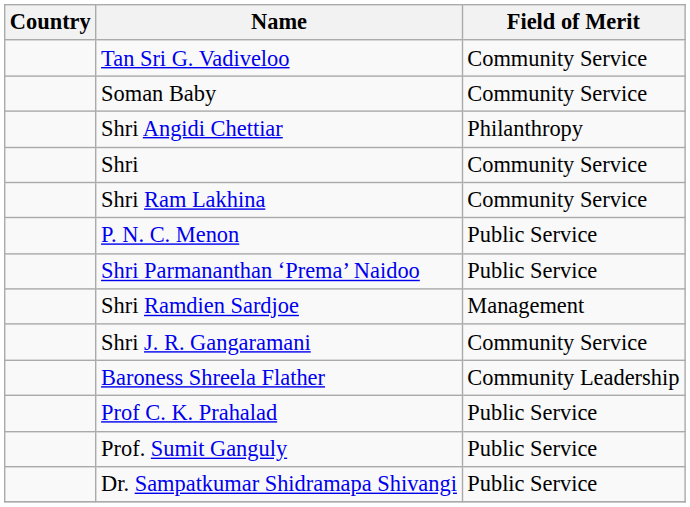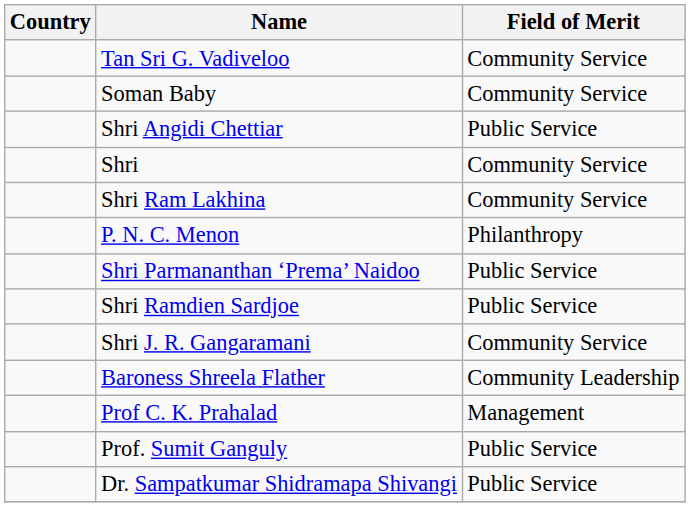(525, 128) Philanthropy -> (532, 128) Public Service
(532, 235) Public Service -> (525, 235) Philanthropy
(526, 306) Management -> (532, 306) Public Service
(532, 413) Public Service -> (526, 413) Management
